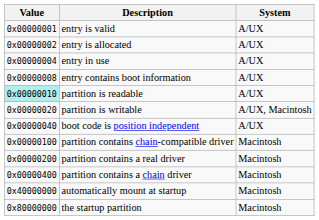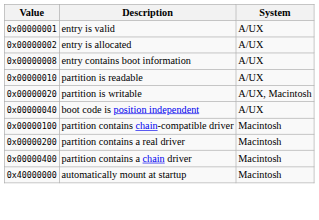- row: (85, 61)
(32, 94) paleturquoise background -> (32, 78) no background
- row: (102, 207)
